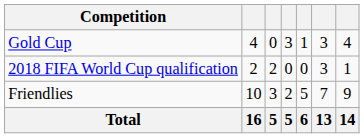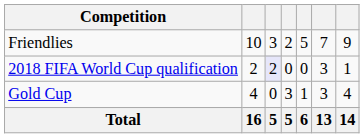rows swapped: (40, 42) <-> (41, 94)
(273, 68) no background -> (273, 68) lavender background
